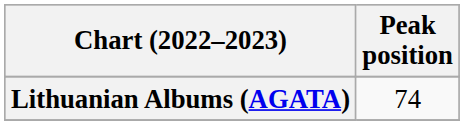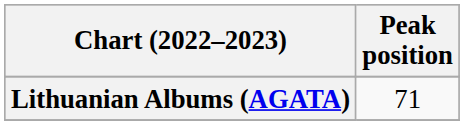(408, 98) 74 -> (408, 98) 71
